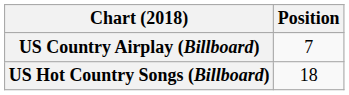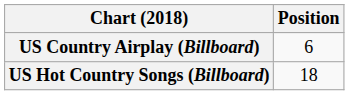(309, 47) 7 -> (309, 47) 6
